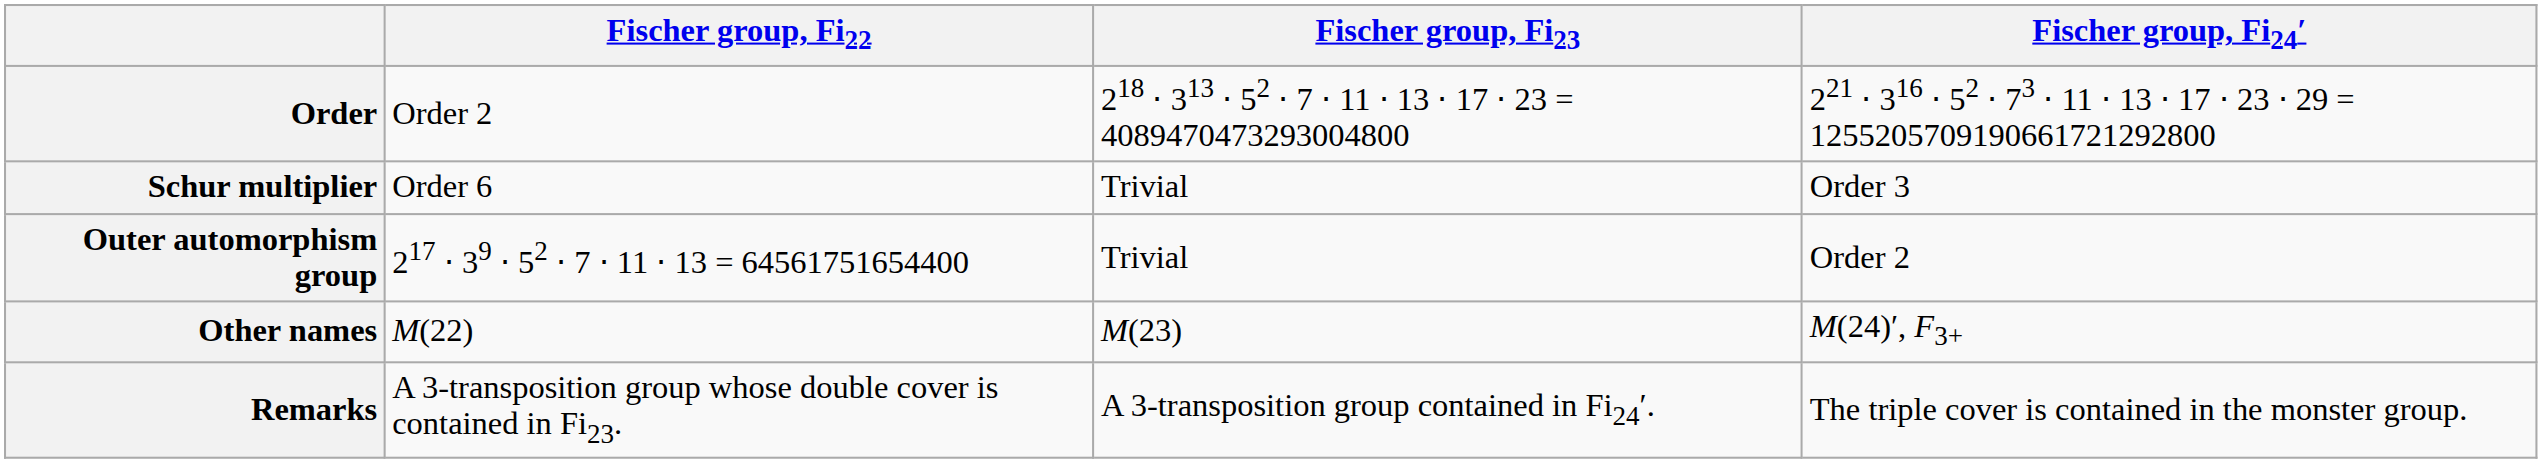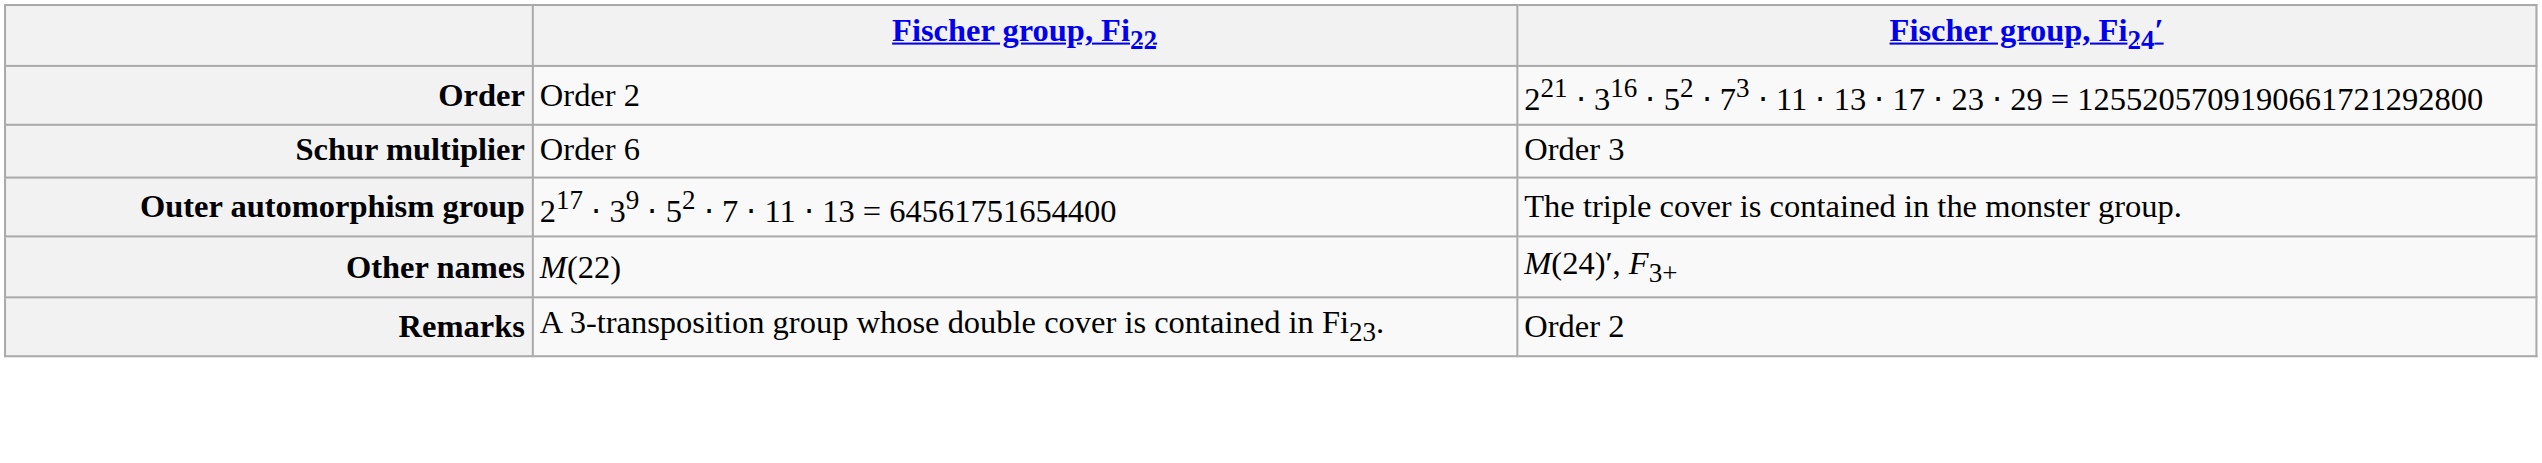- column: (1448, 34)
(1860, 256) Order 2 -> (1853, 206) The triple cover is contained in the monster group.
(2139, 409) The triple cover is contained in the monster group. -> (1574, 326) Order 2
